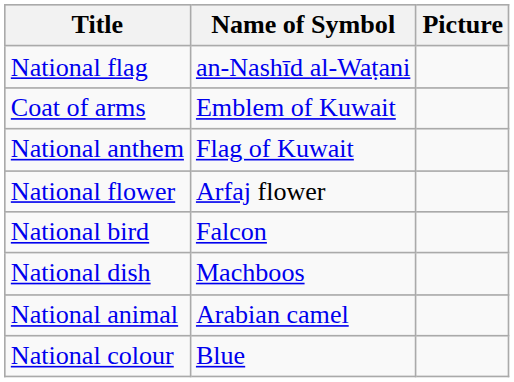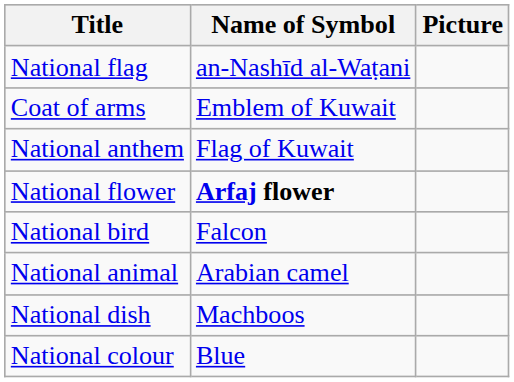(261, 190) normal -> (265, 190) bold
rows swapped: (94, 314) <-> (81, 273)
